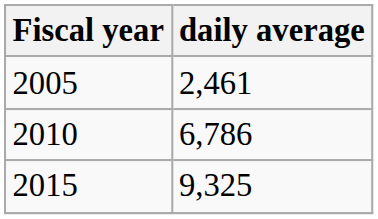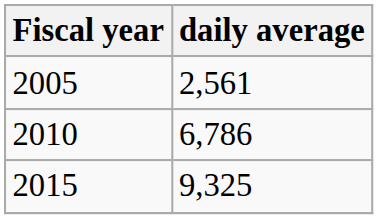(216, 82) 2,461 -> (216, 82) 2,561
